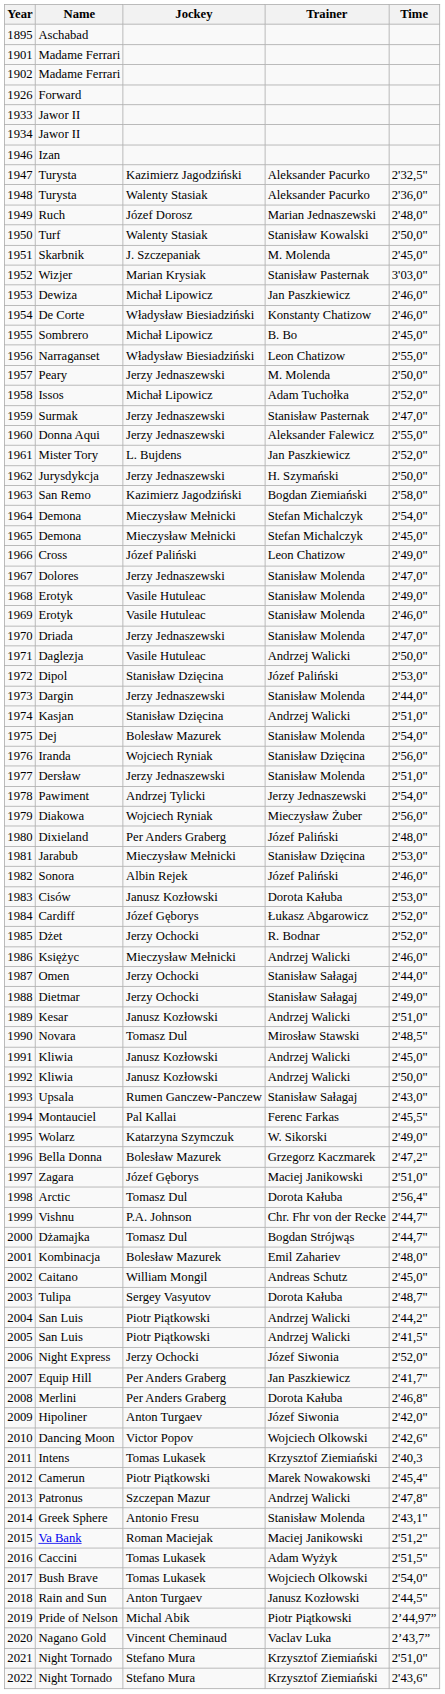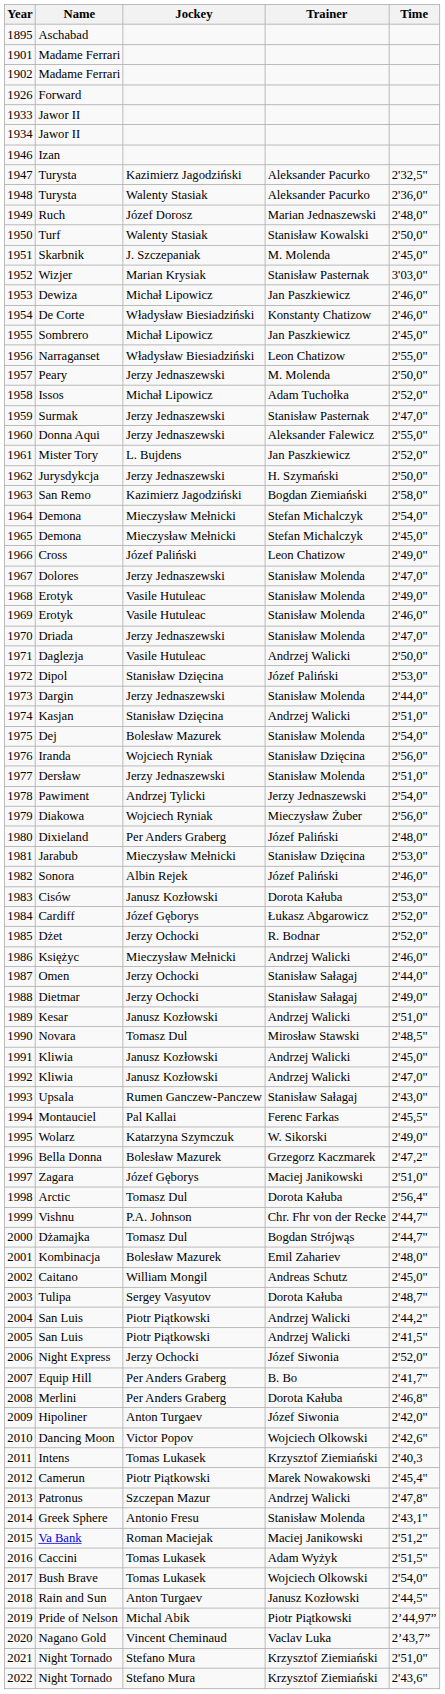(282, 335) B. Bo -> (309, 335) Jan Paszkiewicz
(410, 1076) 2'50,0" -> (410, 1076) 2'47,0"
(309, 1377) Jan Paszkiewicz -> (282, 1377) B. Bo
